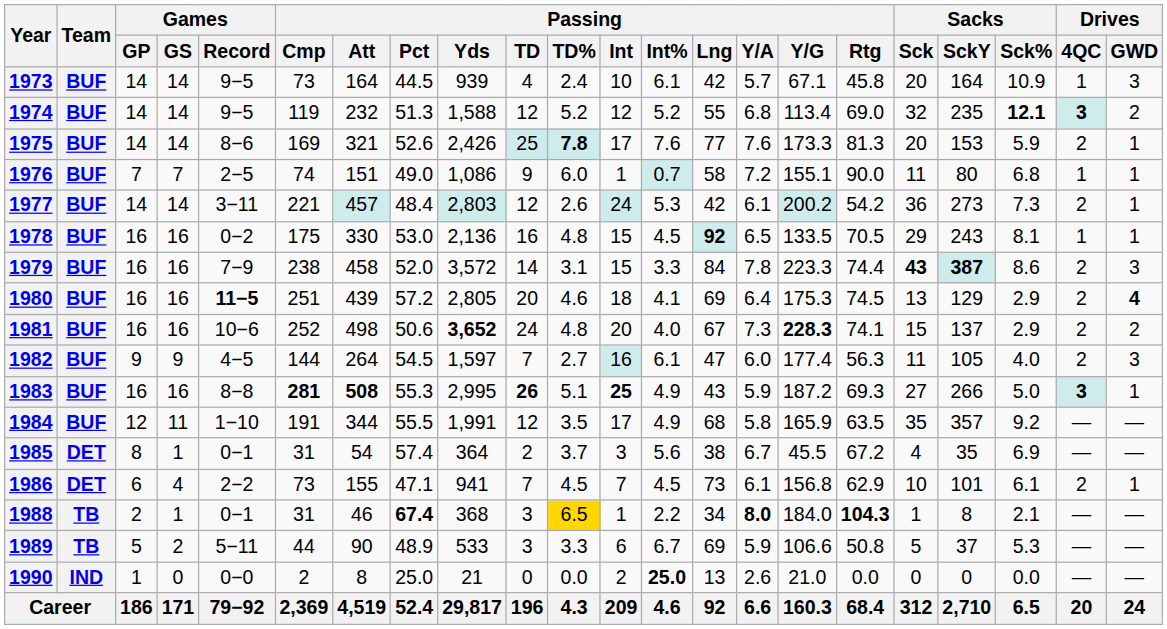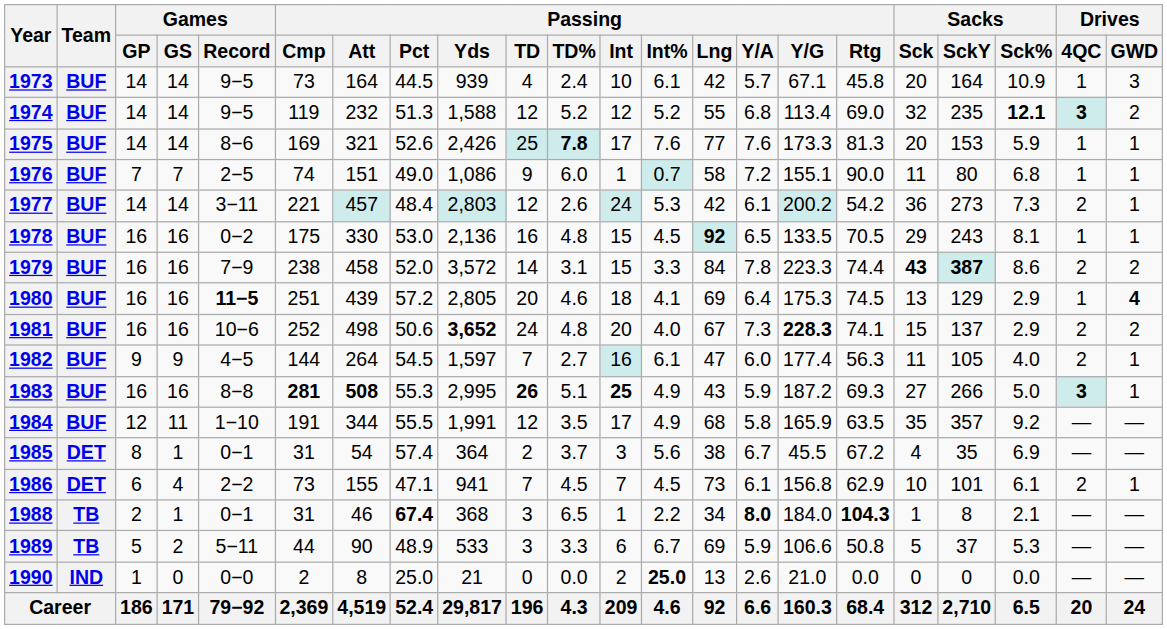(1081, 143) 2 -> (1081, 143) 1
(1134, 267) 3 -> (1134, 267) 2
(1081, 298) 2 -> (1081, 298) 1
(1134, 360) 3 -> (1134, 360) 1
(574, 515) gold background -> (574, 515) no background
